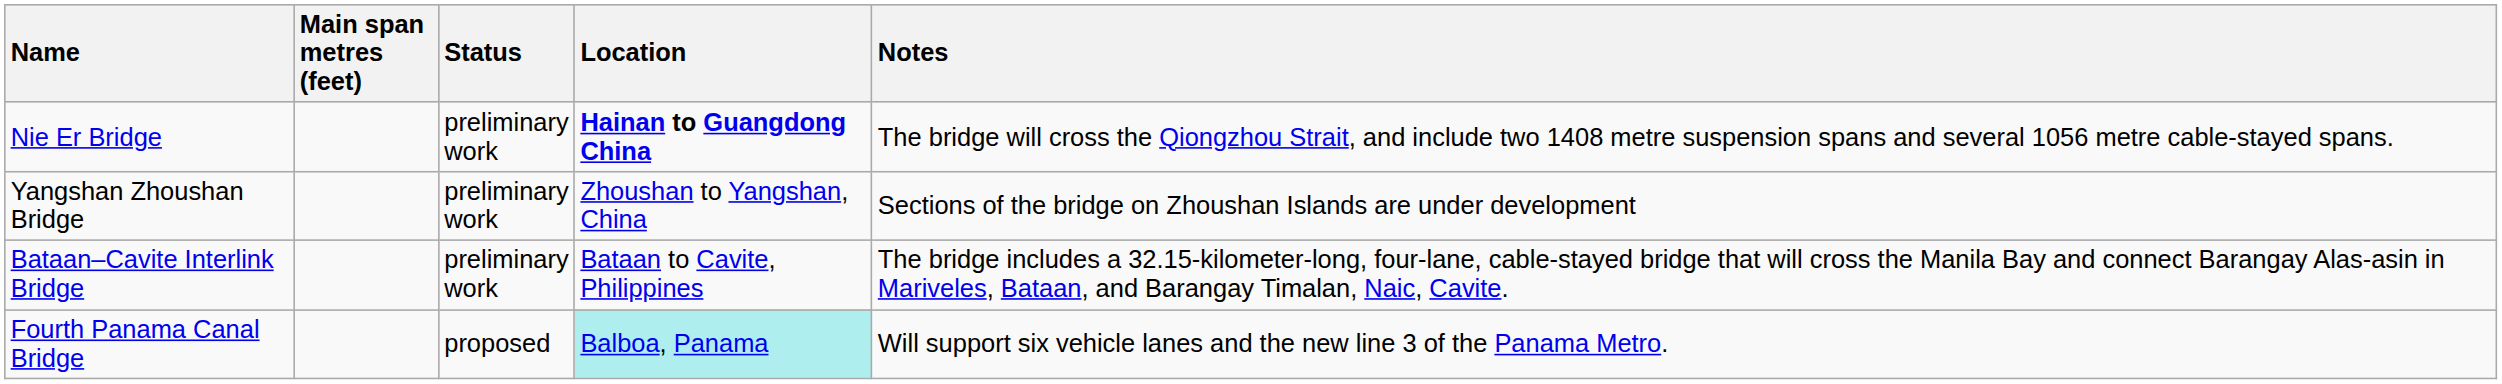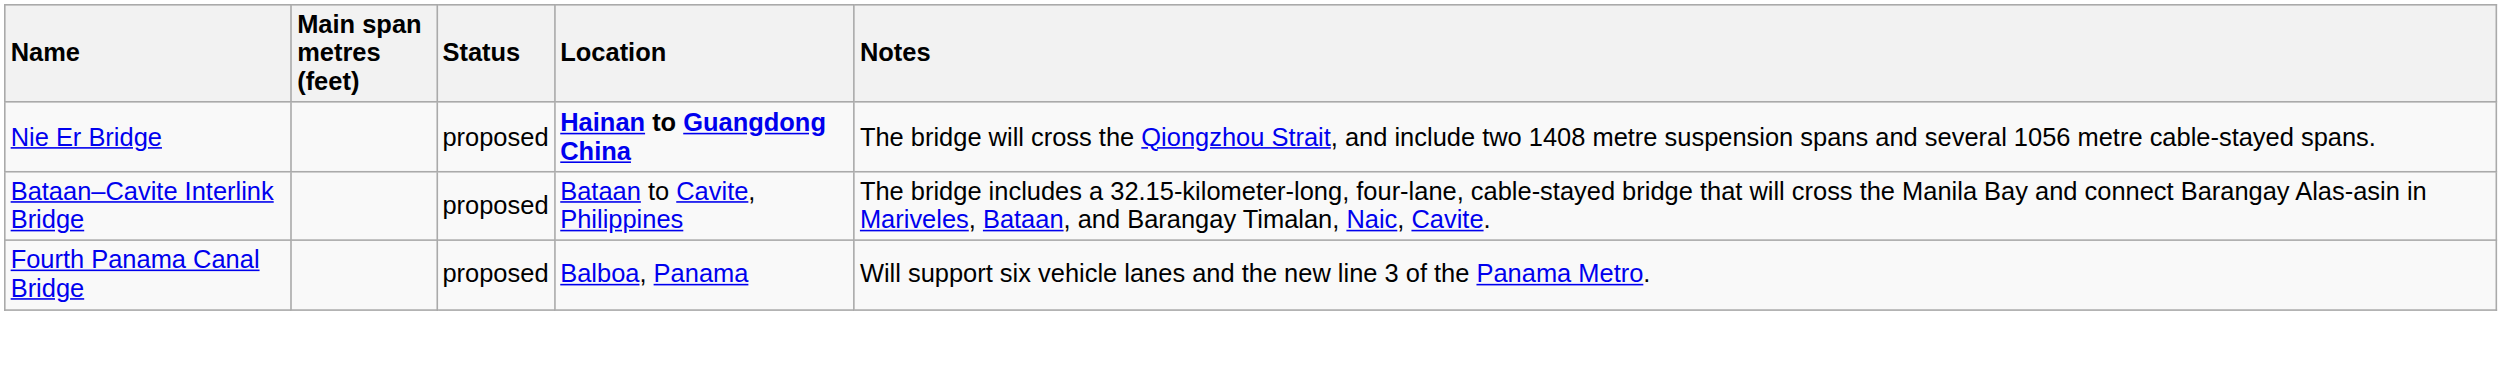(506, 136) preliminary work -> (495, 136) proposed
- row: (127, 205)
(506, 274) preliminary work -> (495, 205) proposed
(674, 343) paleturquoise background -> (654, 274) no background
